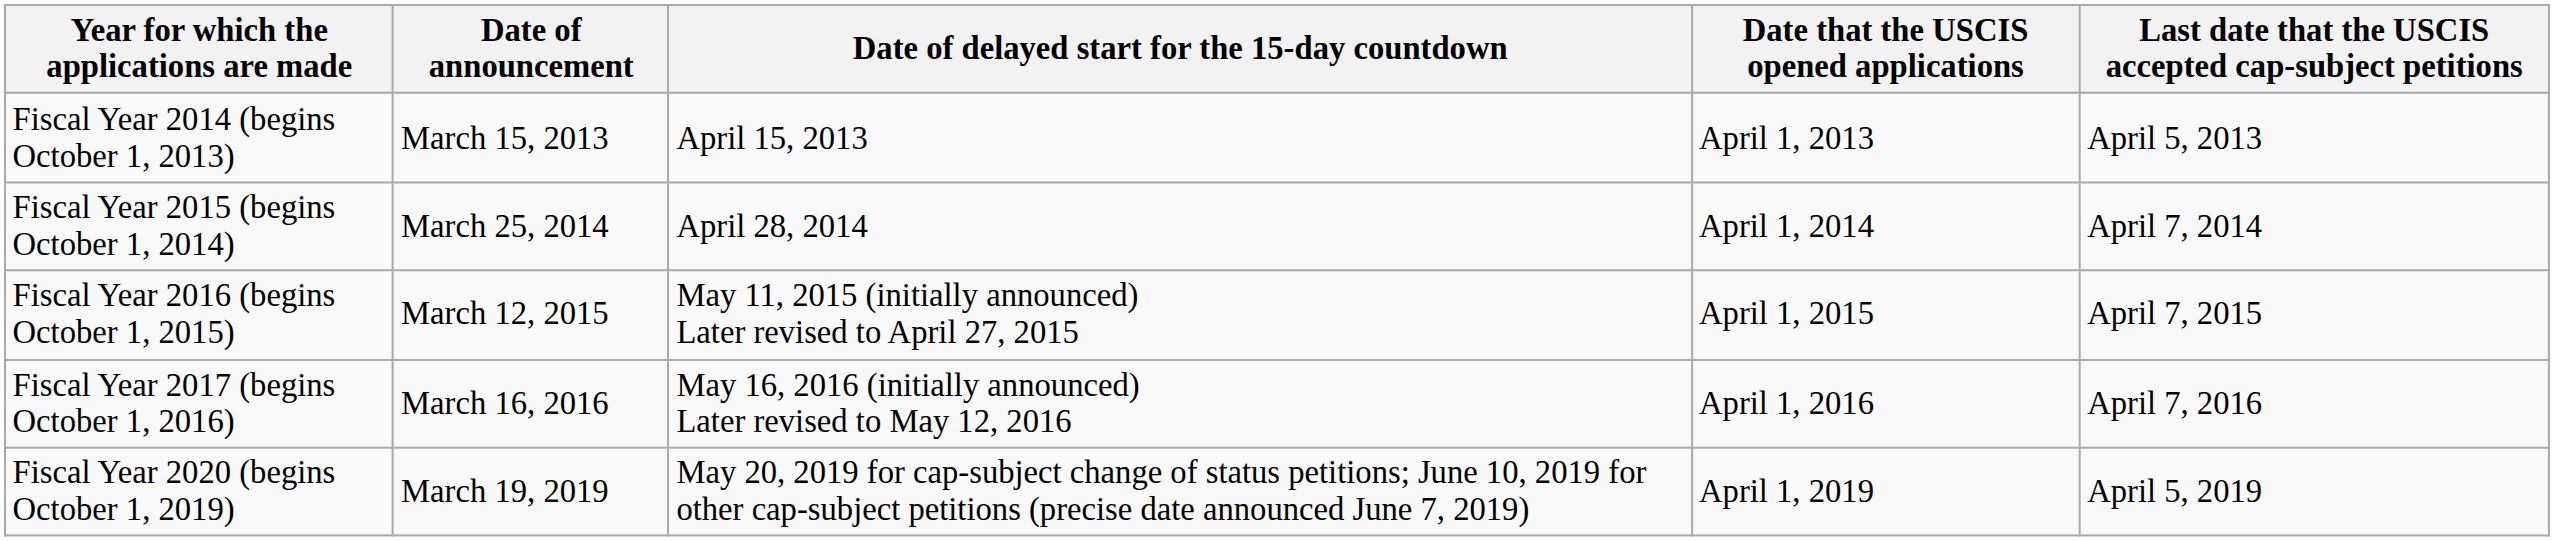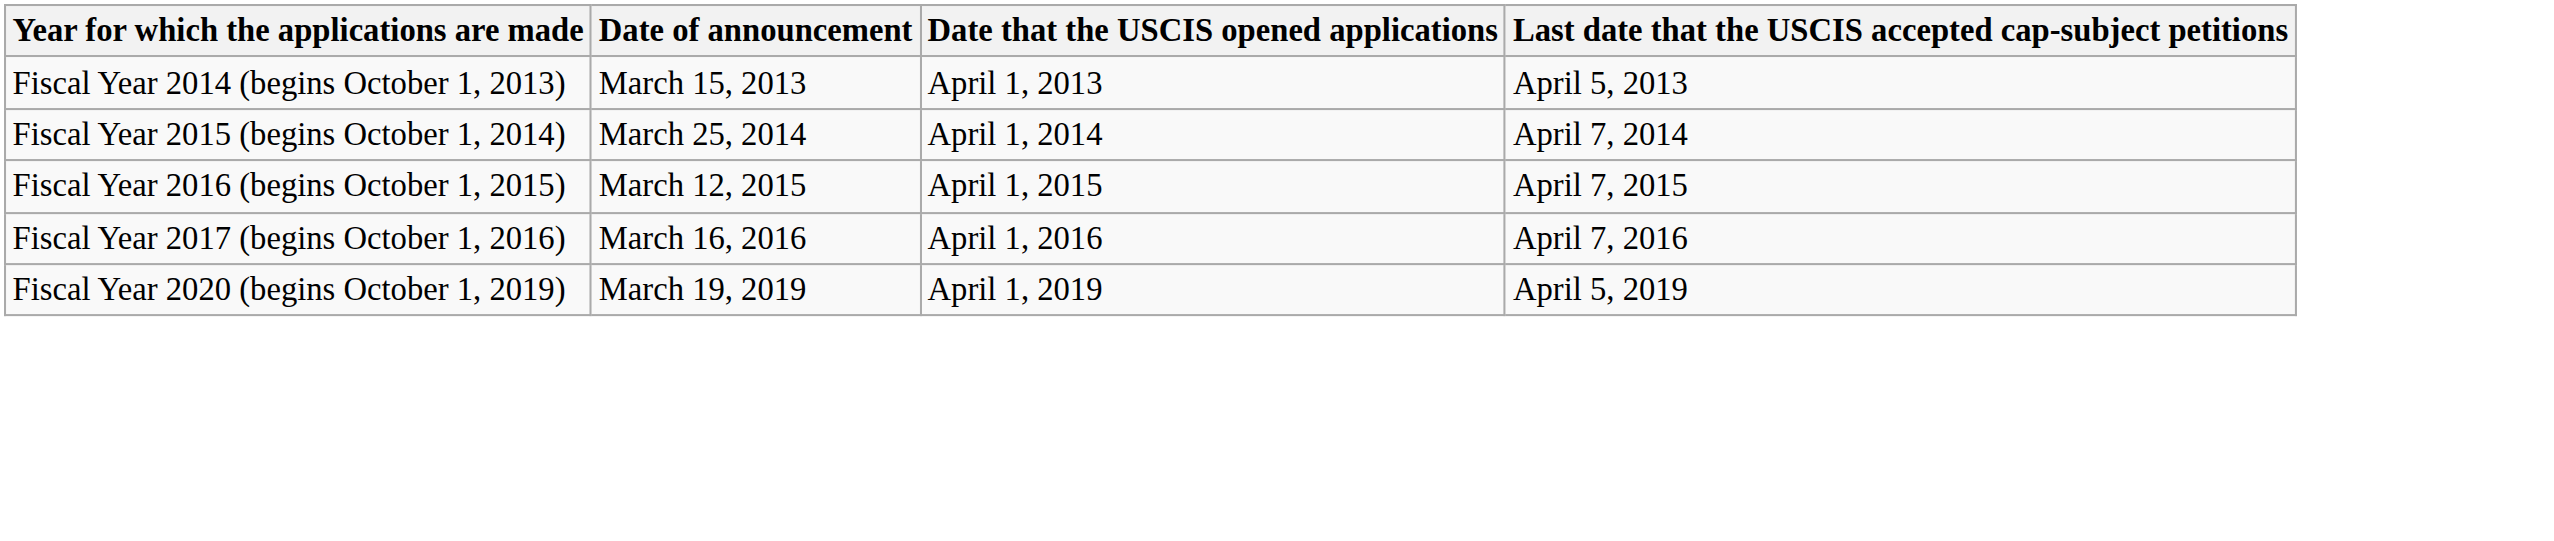- column: (1180, 48)
